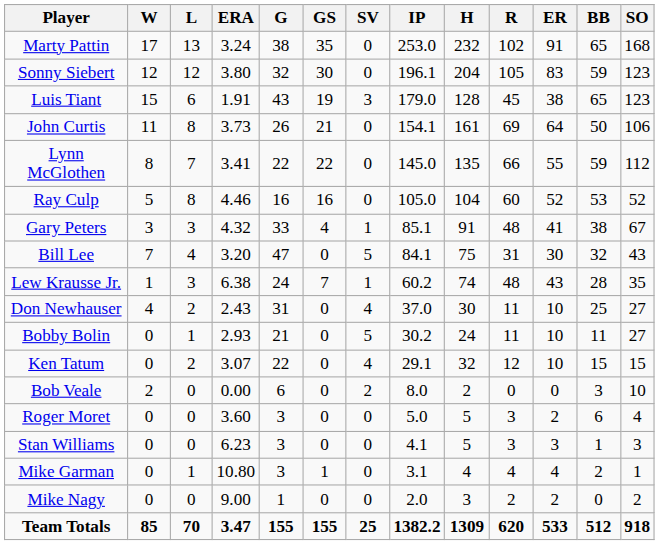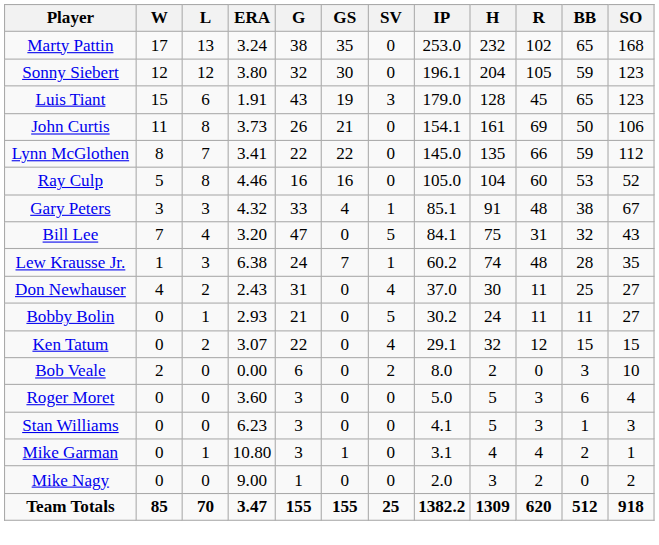- column: (555, 18)
